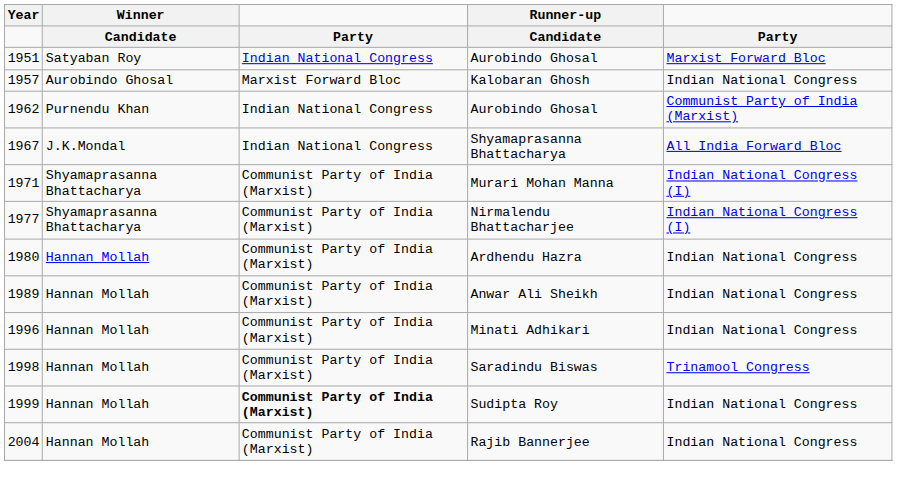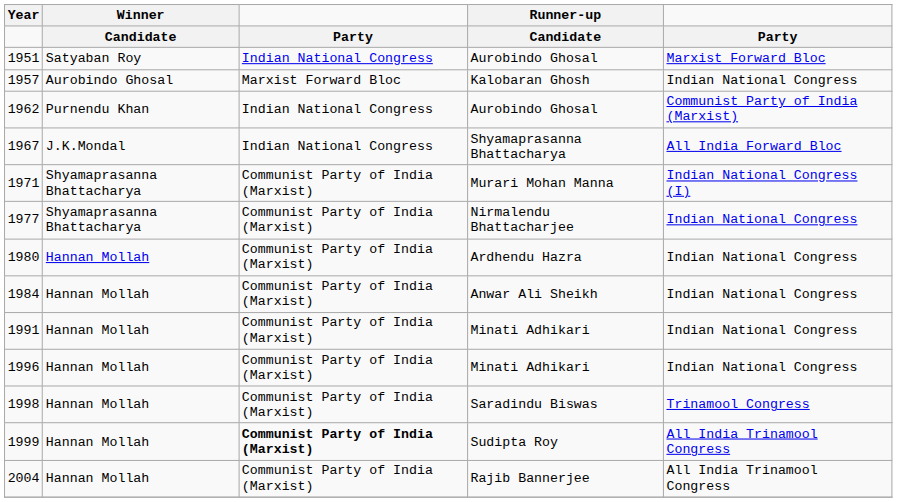(762, 220) Indian National Congress (I) -> (762, 220) Indian National Congress
+ row: (24, 294)
- row: (24, 294)
+ row: (24, 331)
(762, 405) Indian National Congress -> (742, 442) All India Trinamool Congress
(762, 442) Indian National Congress -> (742, 479) All India Trinamool Congress
